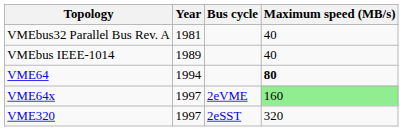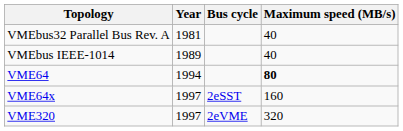(227, 95) 2eVME -> (224, 95) 2eSST
(273, 95) lightgreen background -> (273, 95) no background
(224, 116) 2eSST -> (227, 116) 2eVME
